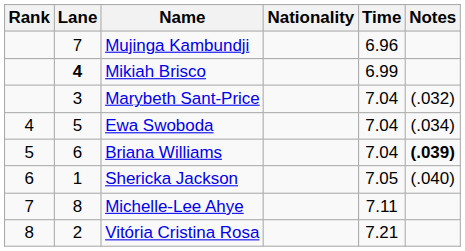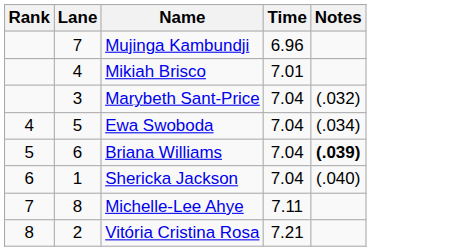- column: (311, 17)
(78, 71) bold -> (78, 71) normal
(382, 71) 6.99 -> (287, 71) 7.01
(382, 179) 7.05 -> (287, 179) 7.04
